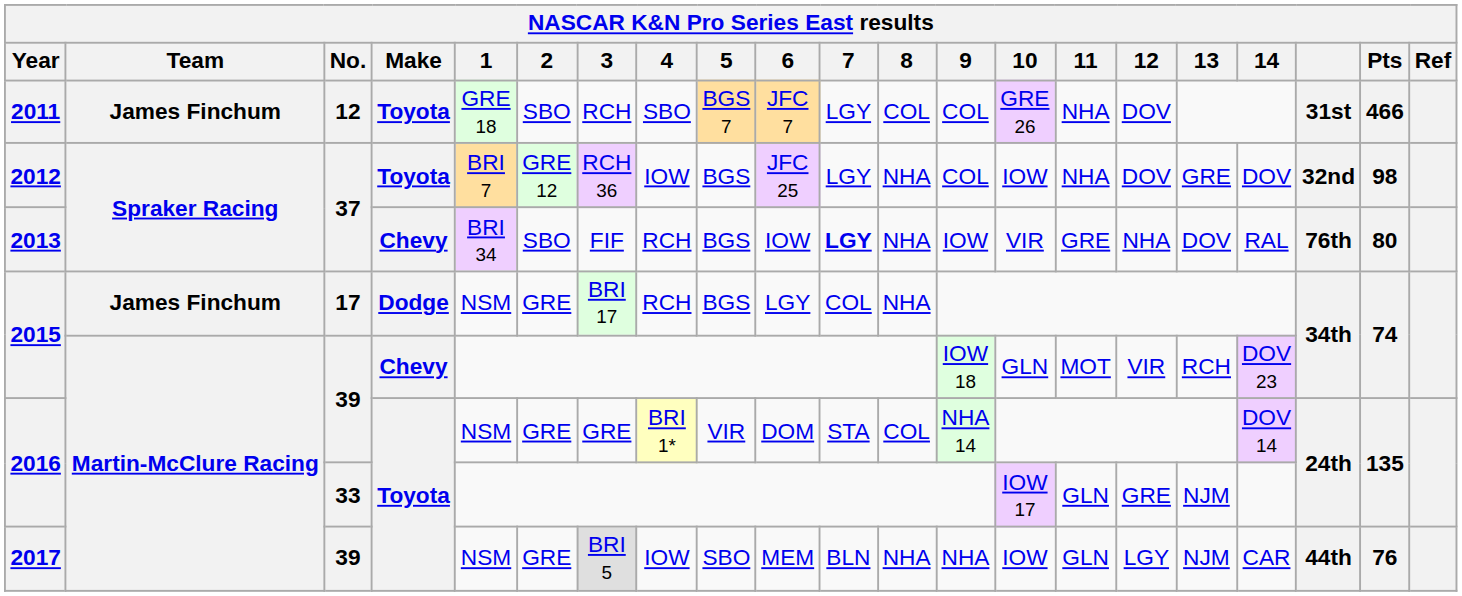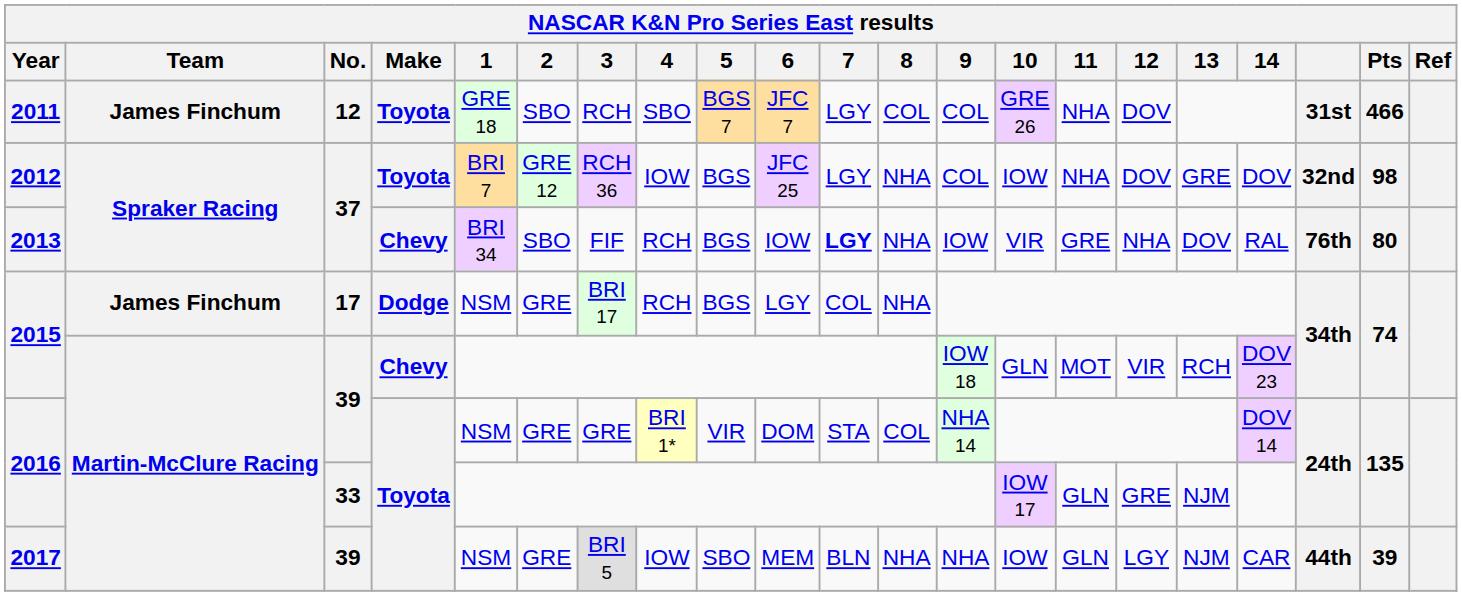(1385, 559) 76 -> (1385, 559) 39
